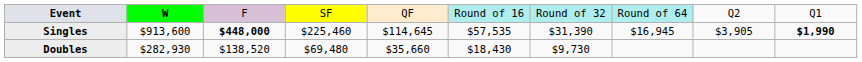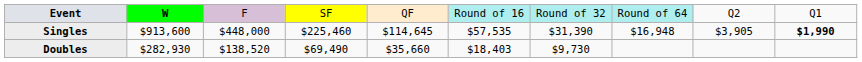(244, 31) bold -> (244, 31) normal
(652, 31) $16,945 -> (652, 31) $16,948
(326, 48) $69,480 -> (326, 48) $69,490
(489, 48) $18,430 -> (489, 48) $18,403
